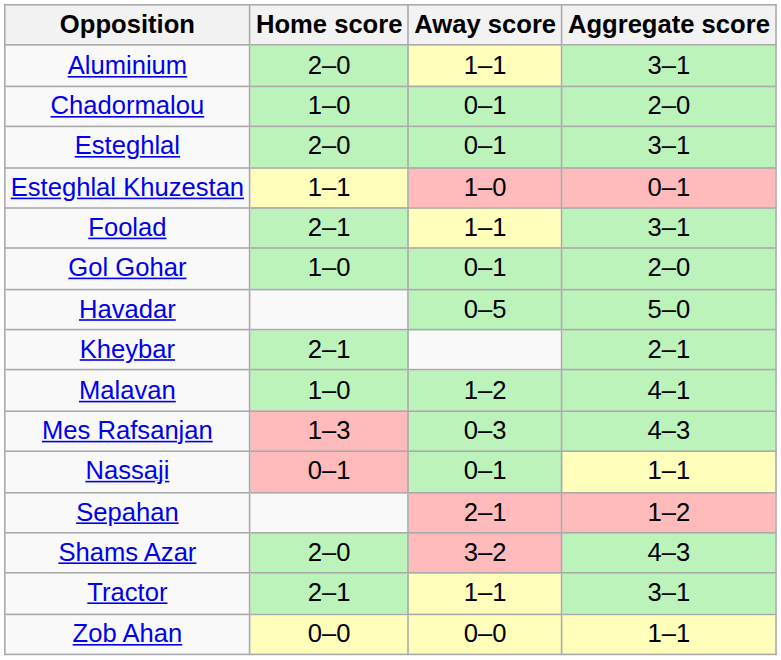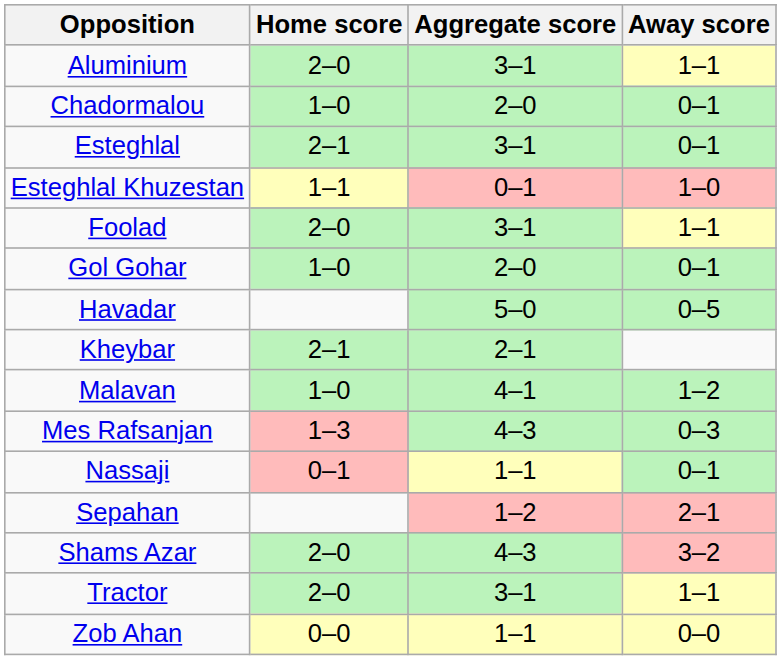columns swapped: (485, 24) <-> (669, 24)
(329, 146) 2–0 -> (329, 146) 2–1
(329, 227) 2–1 -> (329, 227) 2–0
(329, 593) 2–1 -> (329, 593) 2–0
